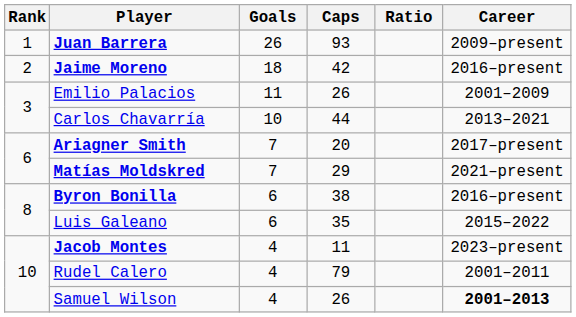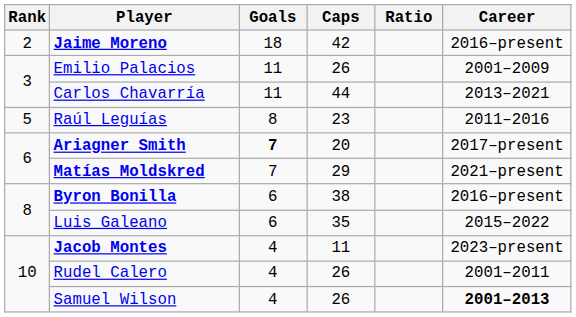- row: (110, 43)
(273, 120) 10 -> (273, 94) 11
+ row: (110, 120)
(273, 146) normal -> (273, 146) bold
(341, 274) 79 -> (341, 274) 26
